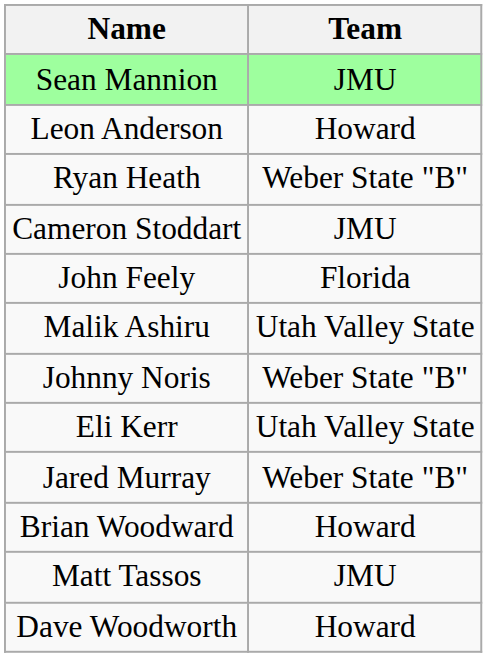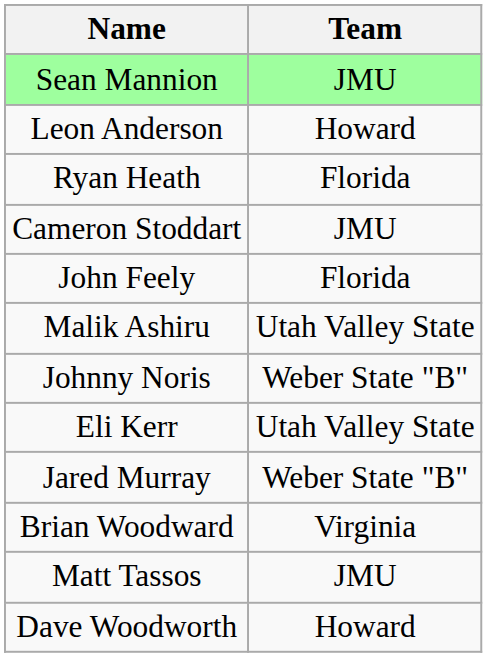(365, 178) Weber State "B" -> (365, 178) Florida
(365, 526) Howard -> (365, 526) Virginia
